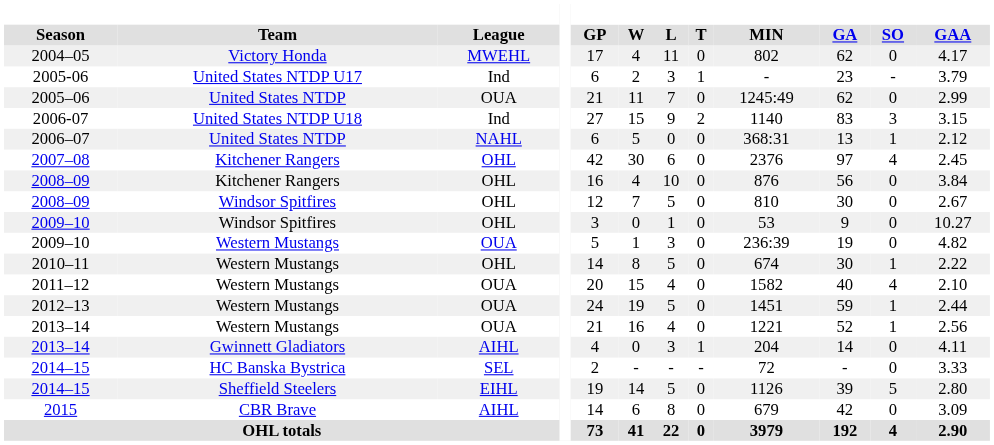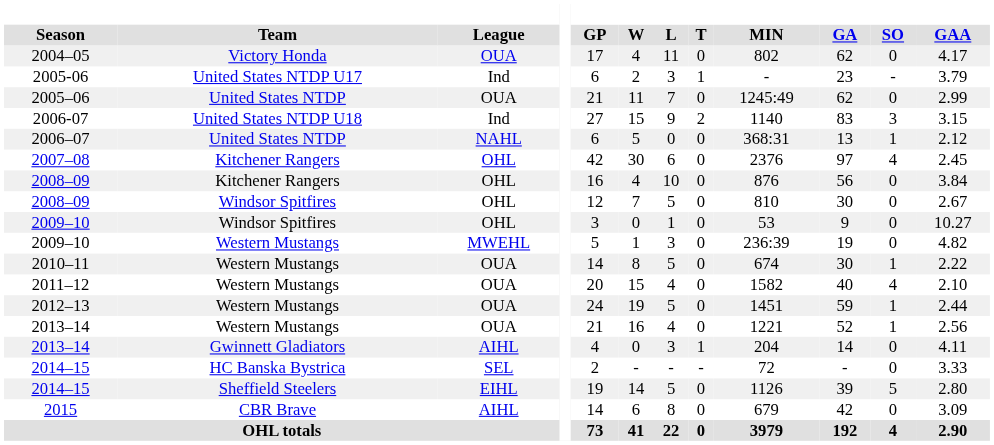(499, 55) MWEHL -> (499, 55) OUA
(499, 243) OUA -> (499, 243) MWEHL
(499, 263) OHL -> (499, 263) OUA
